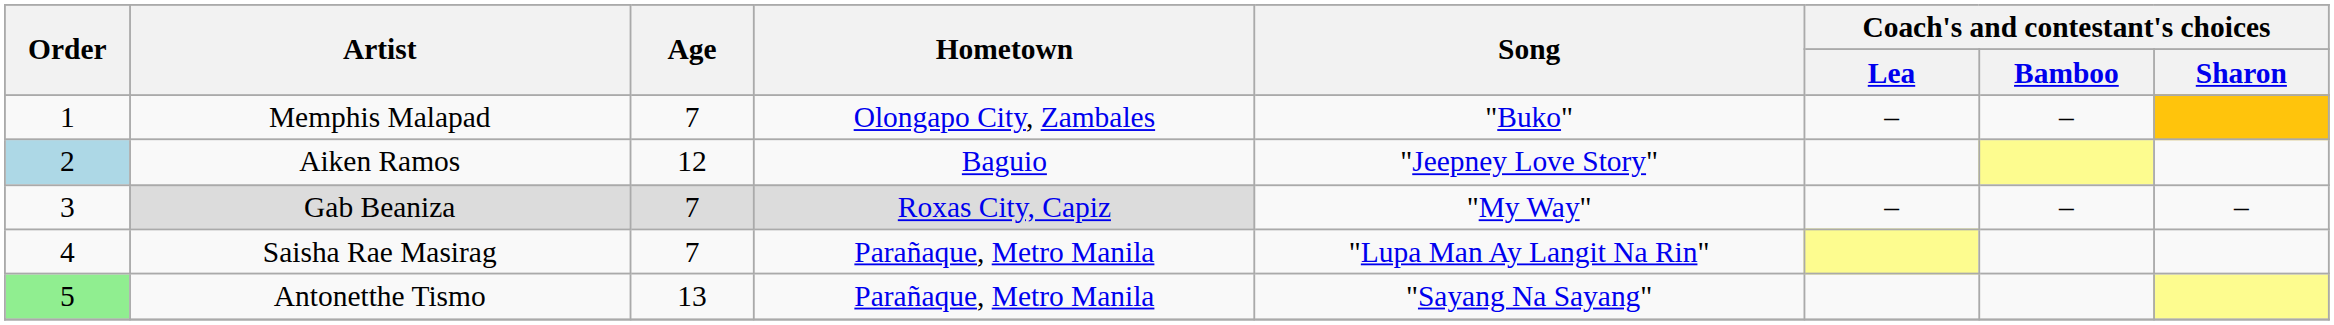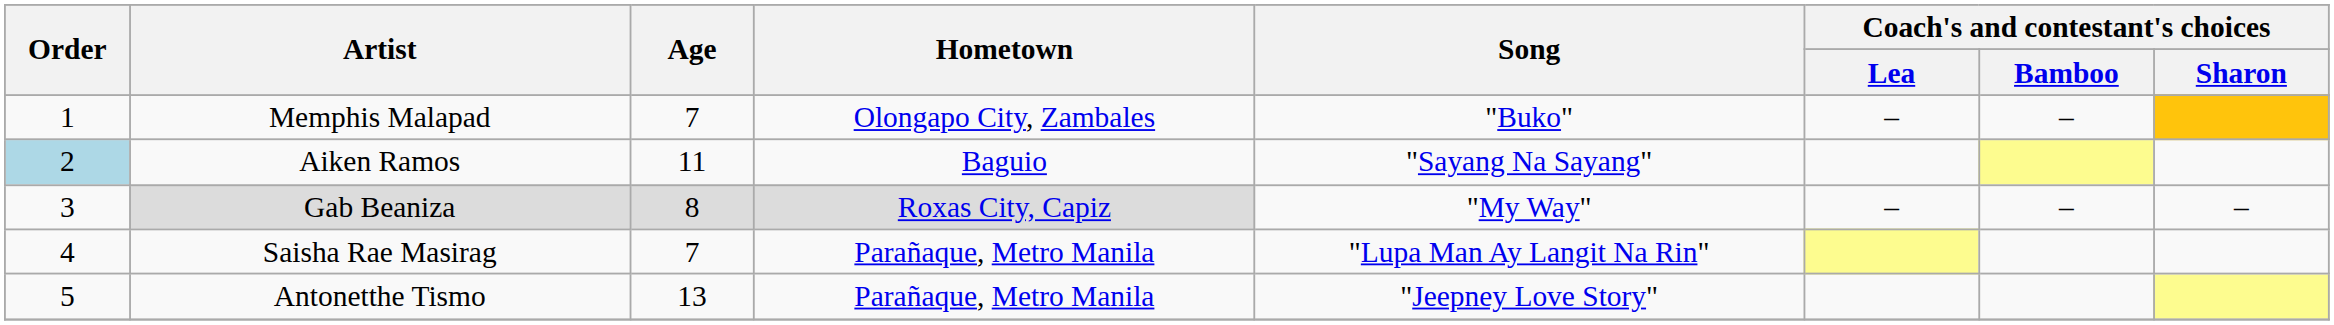(692, 162) 12 -> (692, 162) 11
(1529, 162) "Jeepney Love Story" -> (1529, 162) "Sayang Na Sayang"
(692, 207) 7 -> (692, 207) 8
(67, 296) lightgreen background -> (67, 296) no background
(1529, 296) "Sayang Na Sayang" -> (1529, 296) "Jeepney Love Story"
